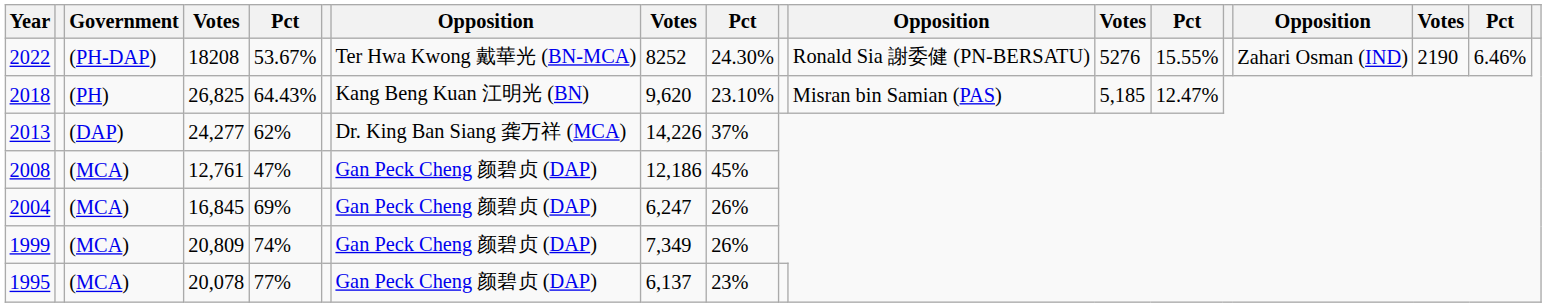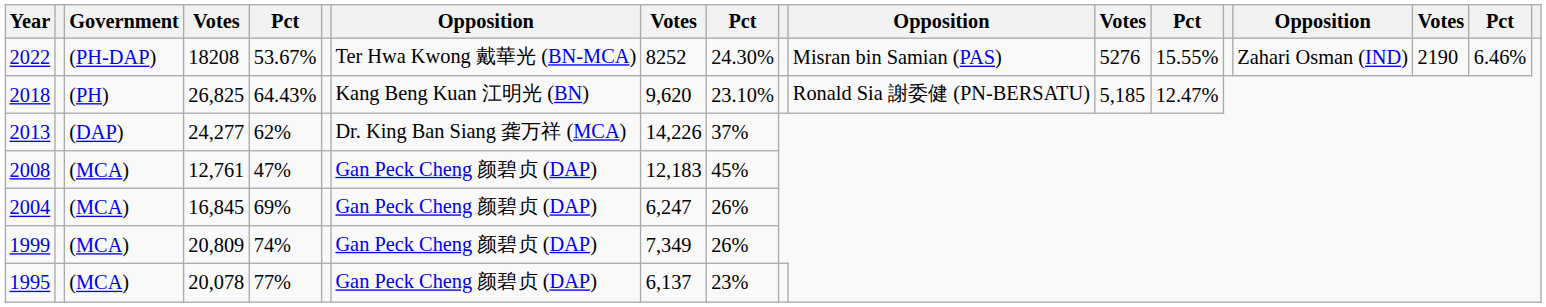(941, 56) Ronald Sia 謝委健 (PN-BERSATU) -> (897, 56) Misran bin Samian (PAS)
(897, 94) Misran bin Samian (PAS) -> (941, 93) Ronald Sia 謝委健 (PN-BERSATU)
(674, 169) 12,186 -> (674, 169) 12,183
